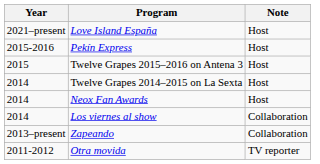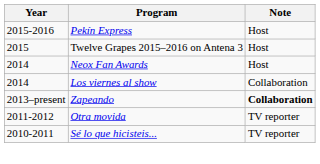- row: (114, 30)
- row: (156, 82)
(278, 133) normal -> (280, 99) bold
+ row: (114, 133)
